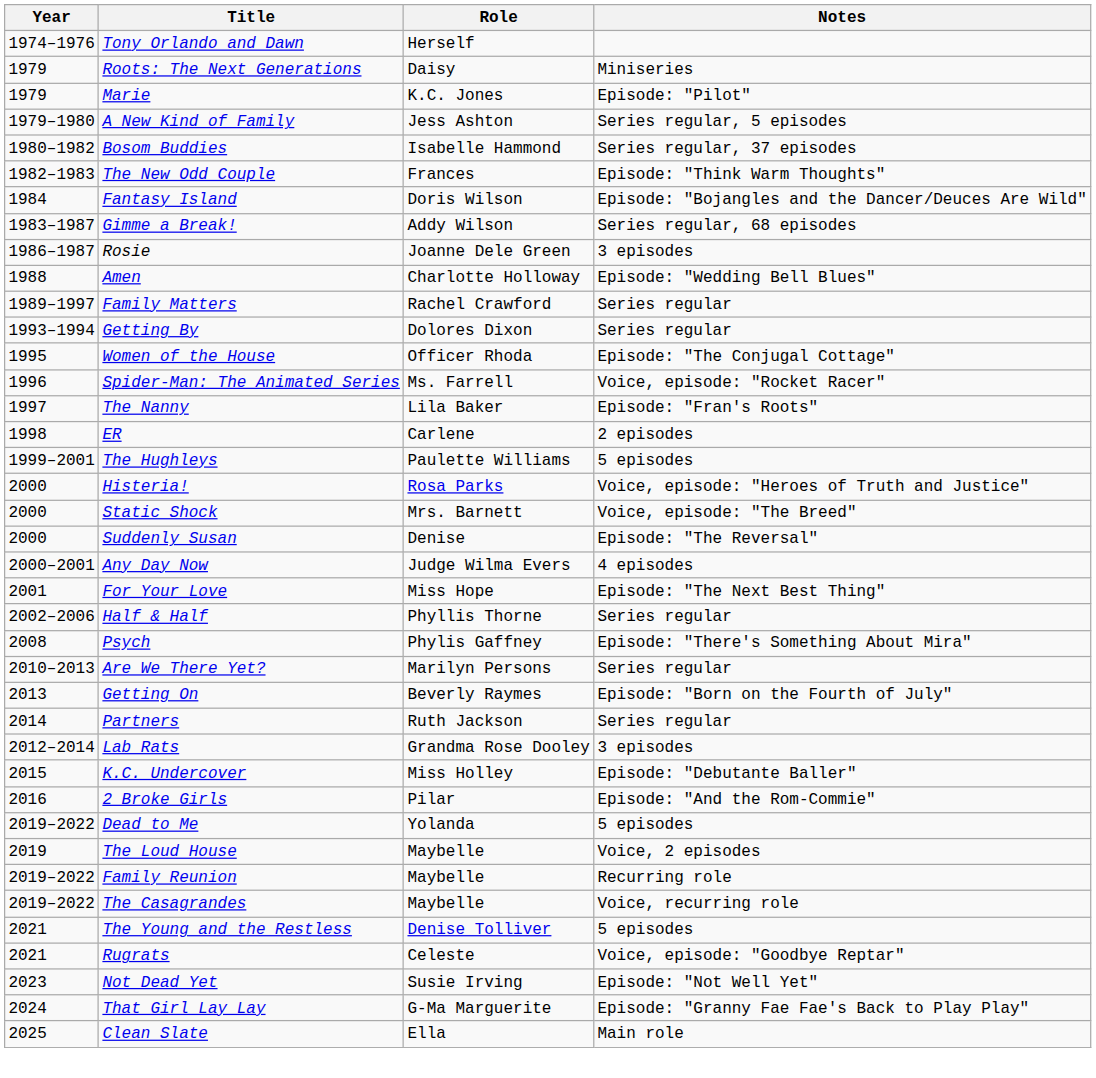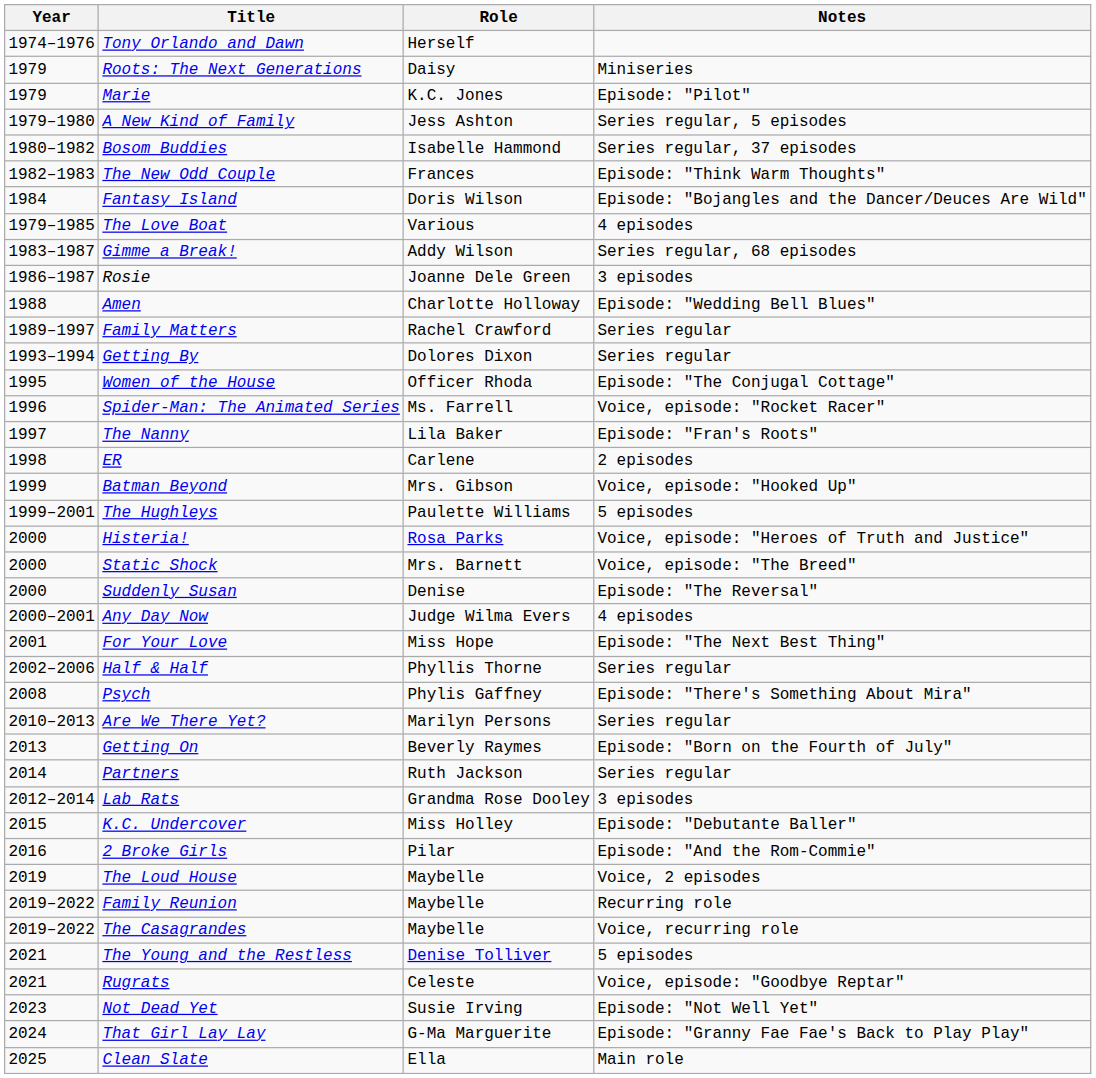+ row: (165, 226)
+ row: (165, 487)
- row: (150, 826)
